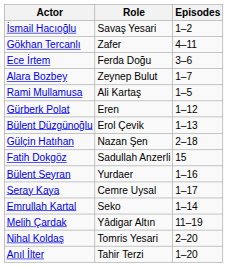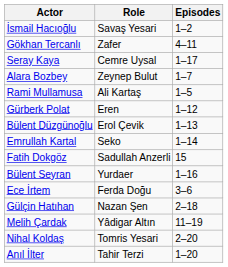rows swapped: (28, 61) <-> (33, 190)
rows swapped: (41, 206) <-> (40, 142)
